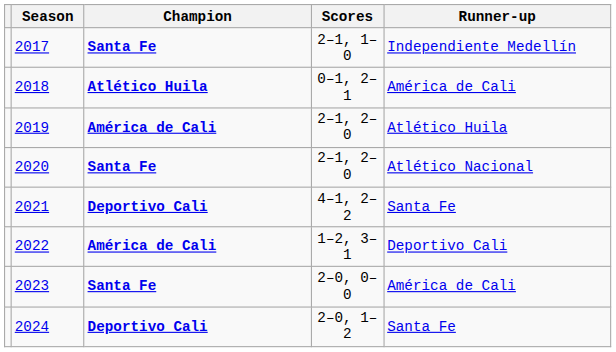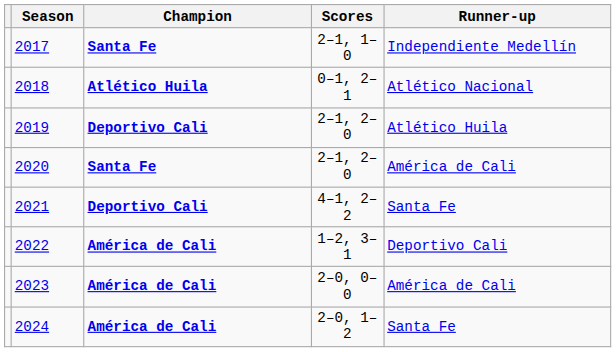(452, 88) América de Cali -> (460, 88) Atlético Nacional
(152, 127) América de Cali -> (148, 127) Deportivo Cali
(460, 167) Atlético Nacional -> (452, 167) América de Cali
(122, 287) Santa Fe -> (152, 287) América de Cali
(148, 326) Deportivo Cali -> (152, 326) América de Cali
